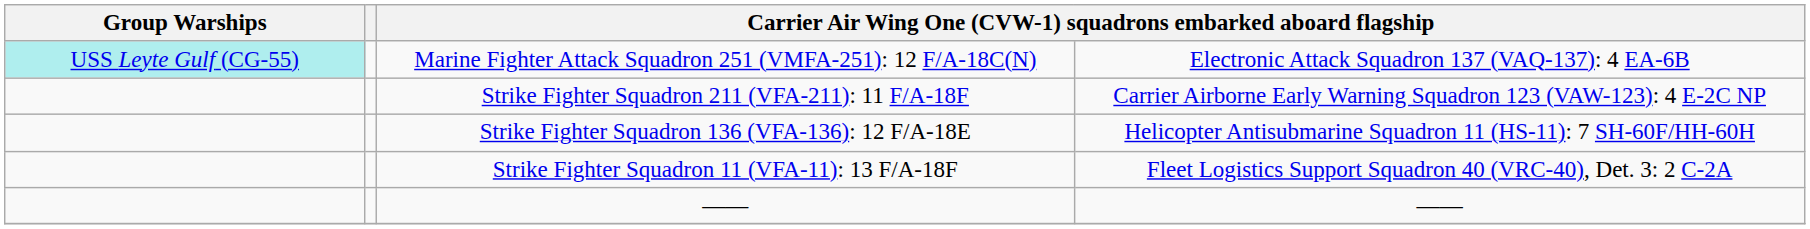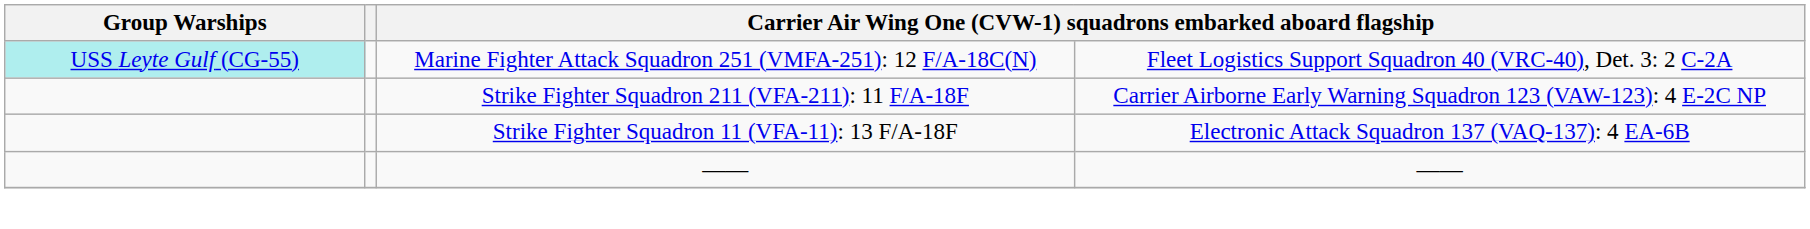(1440, 59) Electronic Attack Squadron 137 (VAQ-137): 4 EA-6B -> (1440, 59) Fleet Logistics Support Squadron 40 (VRC-40), Det. 3: 2 C-2A
- row: (725, 132)
(1440, 168) Fleet Logistics Support Squadron 40 (VRC-40), Det. 3: 2 C-2A -> (1440, 132) Electronic Attack Squadron 137 (VAQ-137): 4 EA-6B
